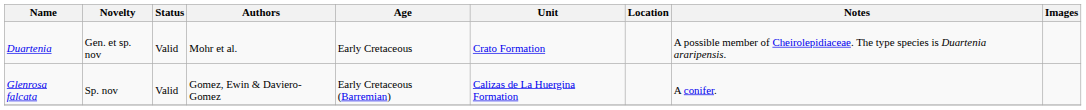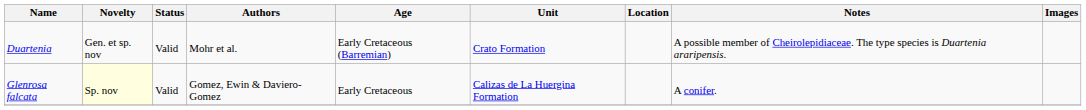(375, 48) Early Cretaceous -> (375, 48) Early Cretaceous (Barremian)
(101, 90) no background -> (101, 90) lightyellow background
(375, 90) Early Cretaceous (Barremian) -> (375, 90) Early Cretaceous
